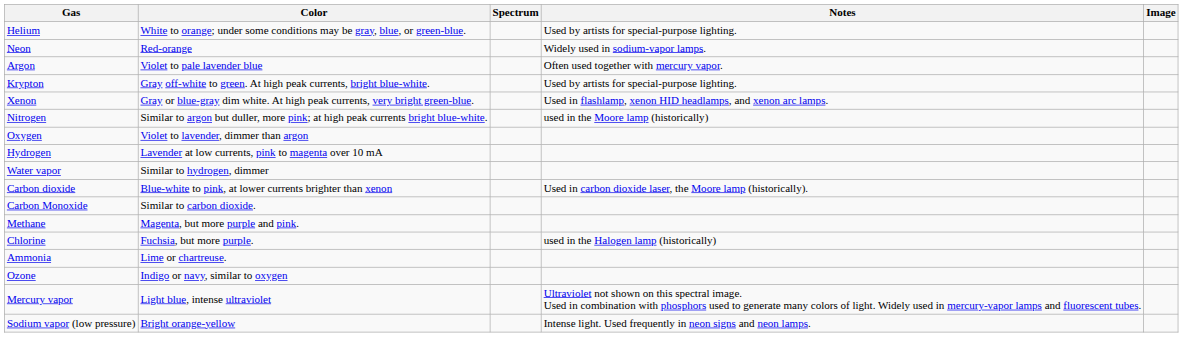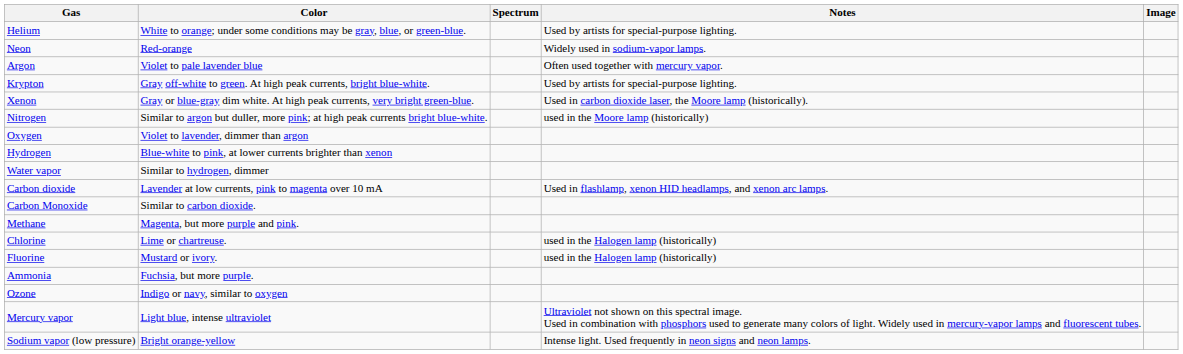(686, 100) Used in flashlamp, xenon HID headlamps, and xenon arc lamps. -> (676, 100) Used in carbon dioxide laser, the Moore lamp (historically).
(262, 153) Lavender at low currents, pink to magenta over 10 mA -> (266, 153) Blue-white to pink, at lower currents brighter than xenon
(266, 188) Blue-white to pink, at lower currents brighter than xenon -> (262, 188) Lavender at low currents, pink to magenta over 10 mA
(676, 188) Used in carbon dioxide laser, the Moore lamp (historically). -> (686, 188) Used in flashlamp, xenon HID headlamps, and xenon arc lamps.
(197, 240) Fuchsia, but more purple. -> (184, 240) Lime or chartreuse.
+ row: (26, 258)
(184, 258) Lime or chartreuse. -> (197, 275) Fuchsia, but more purple.
